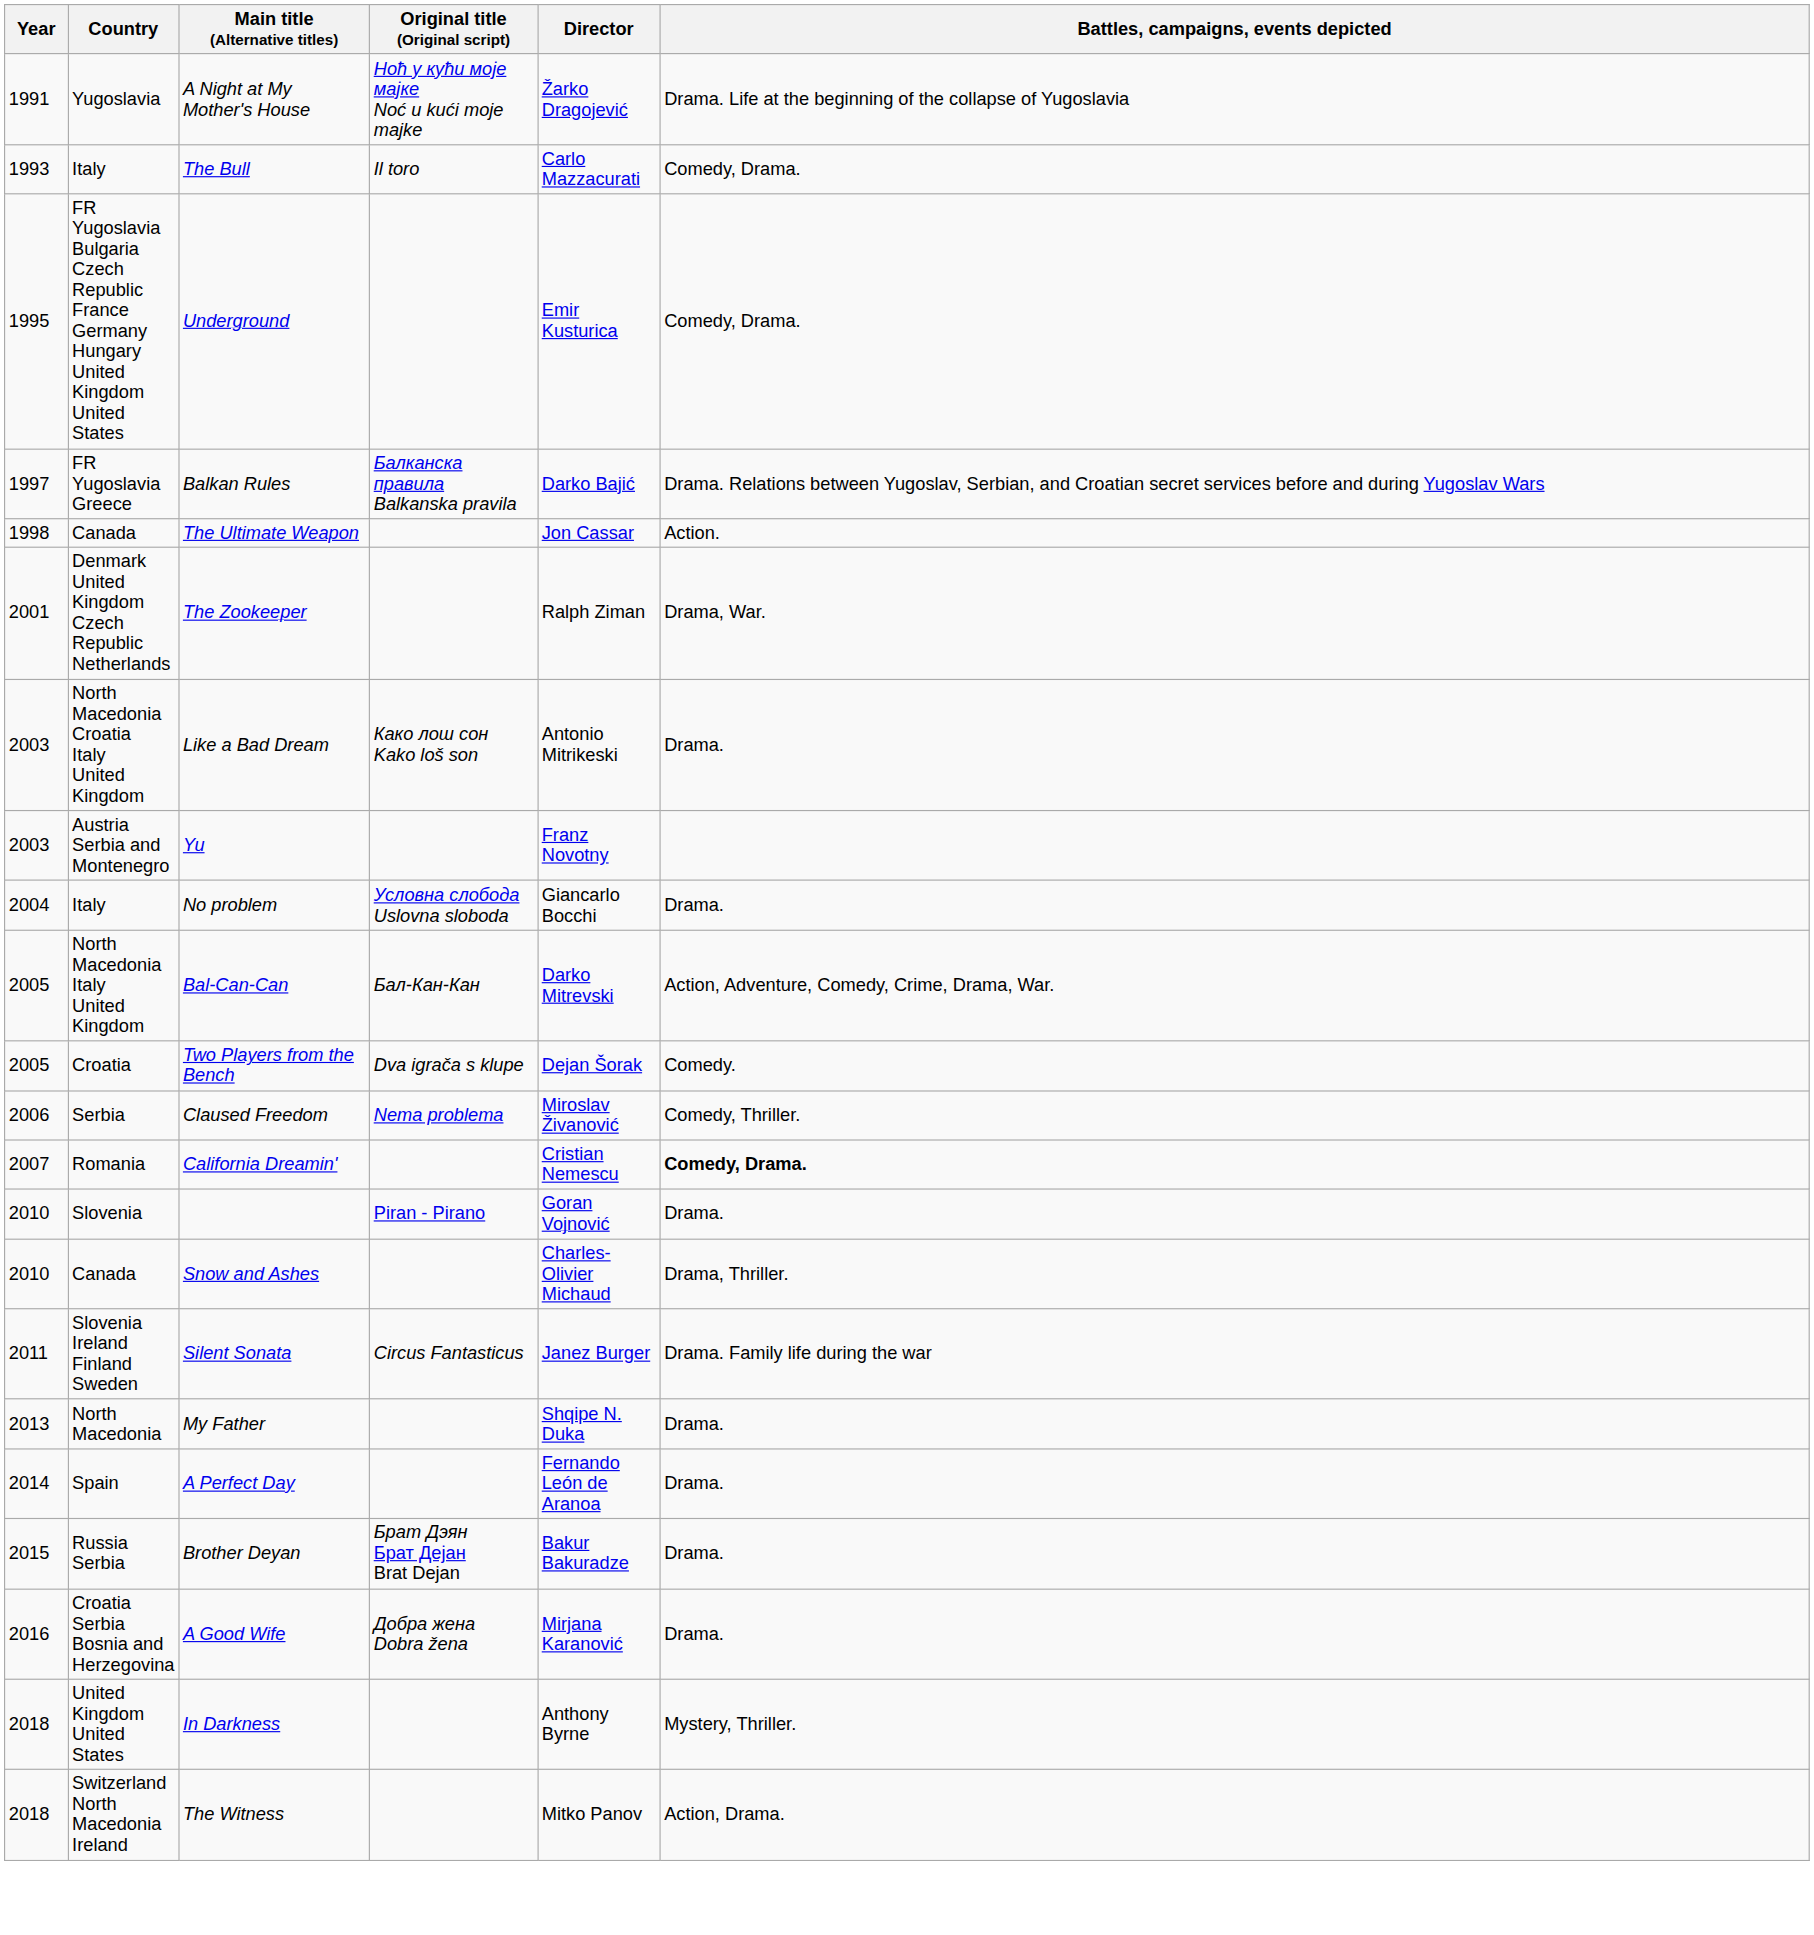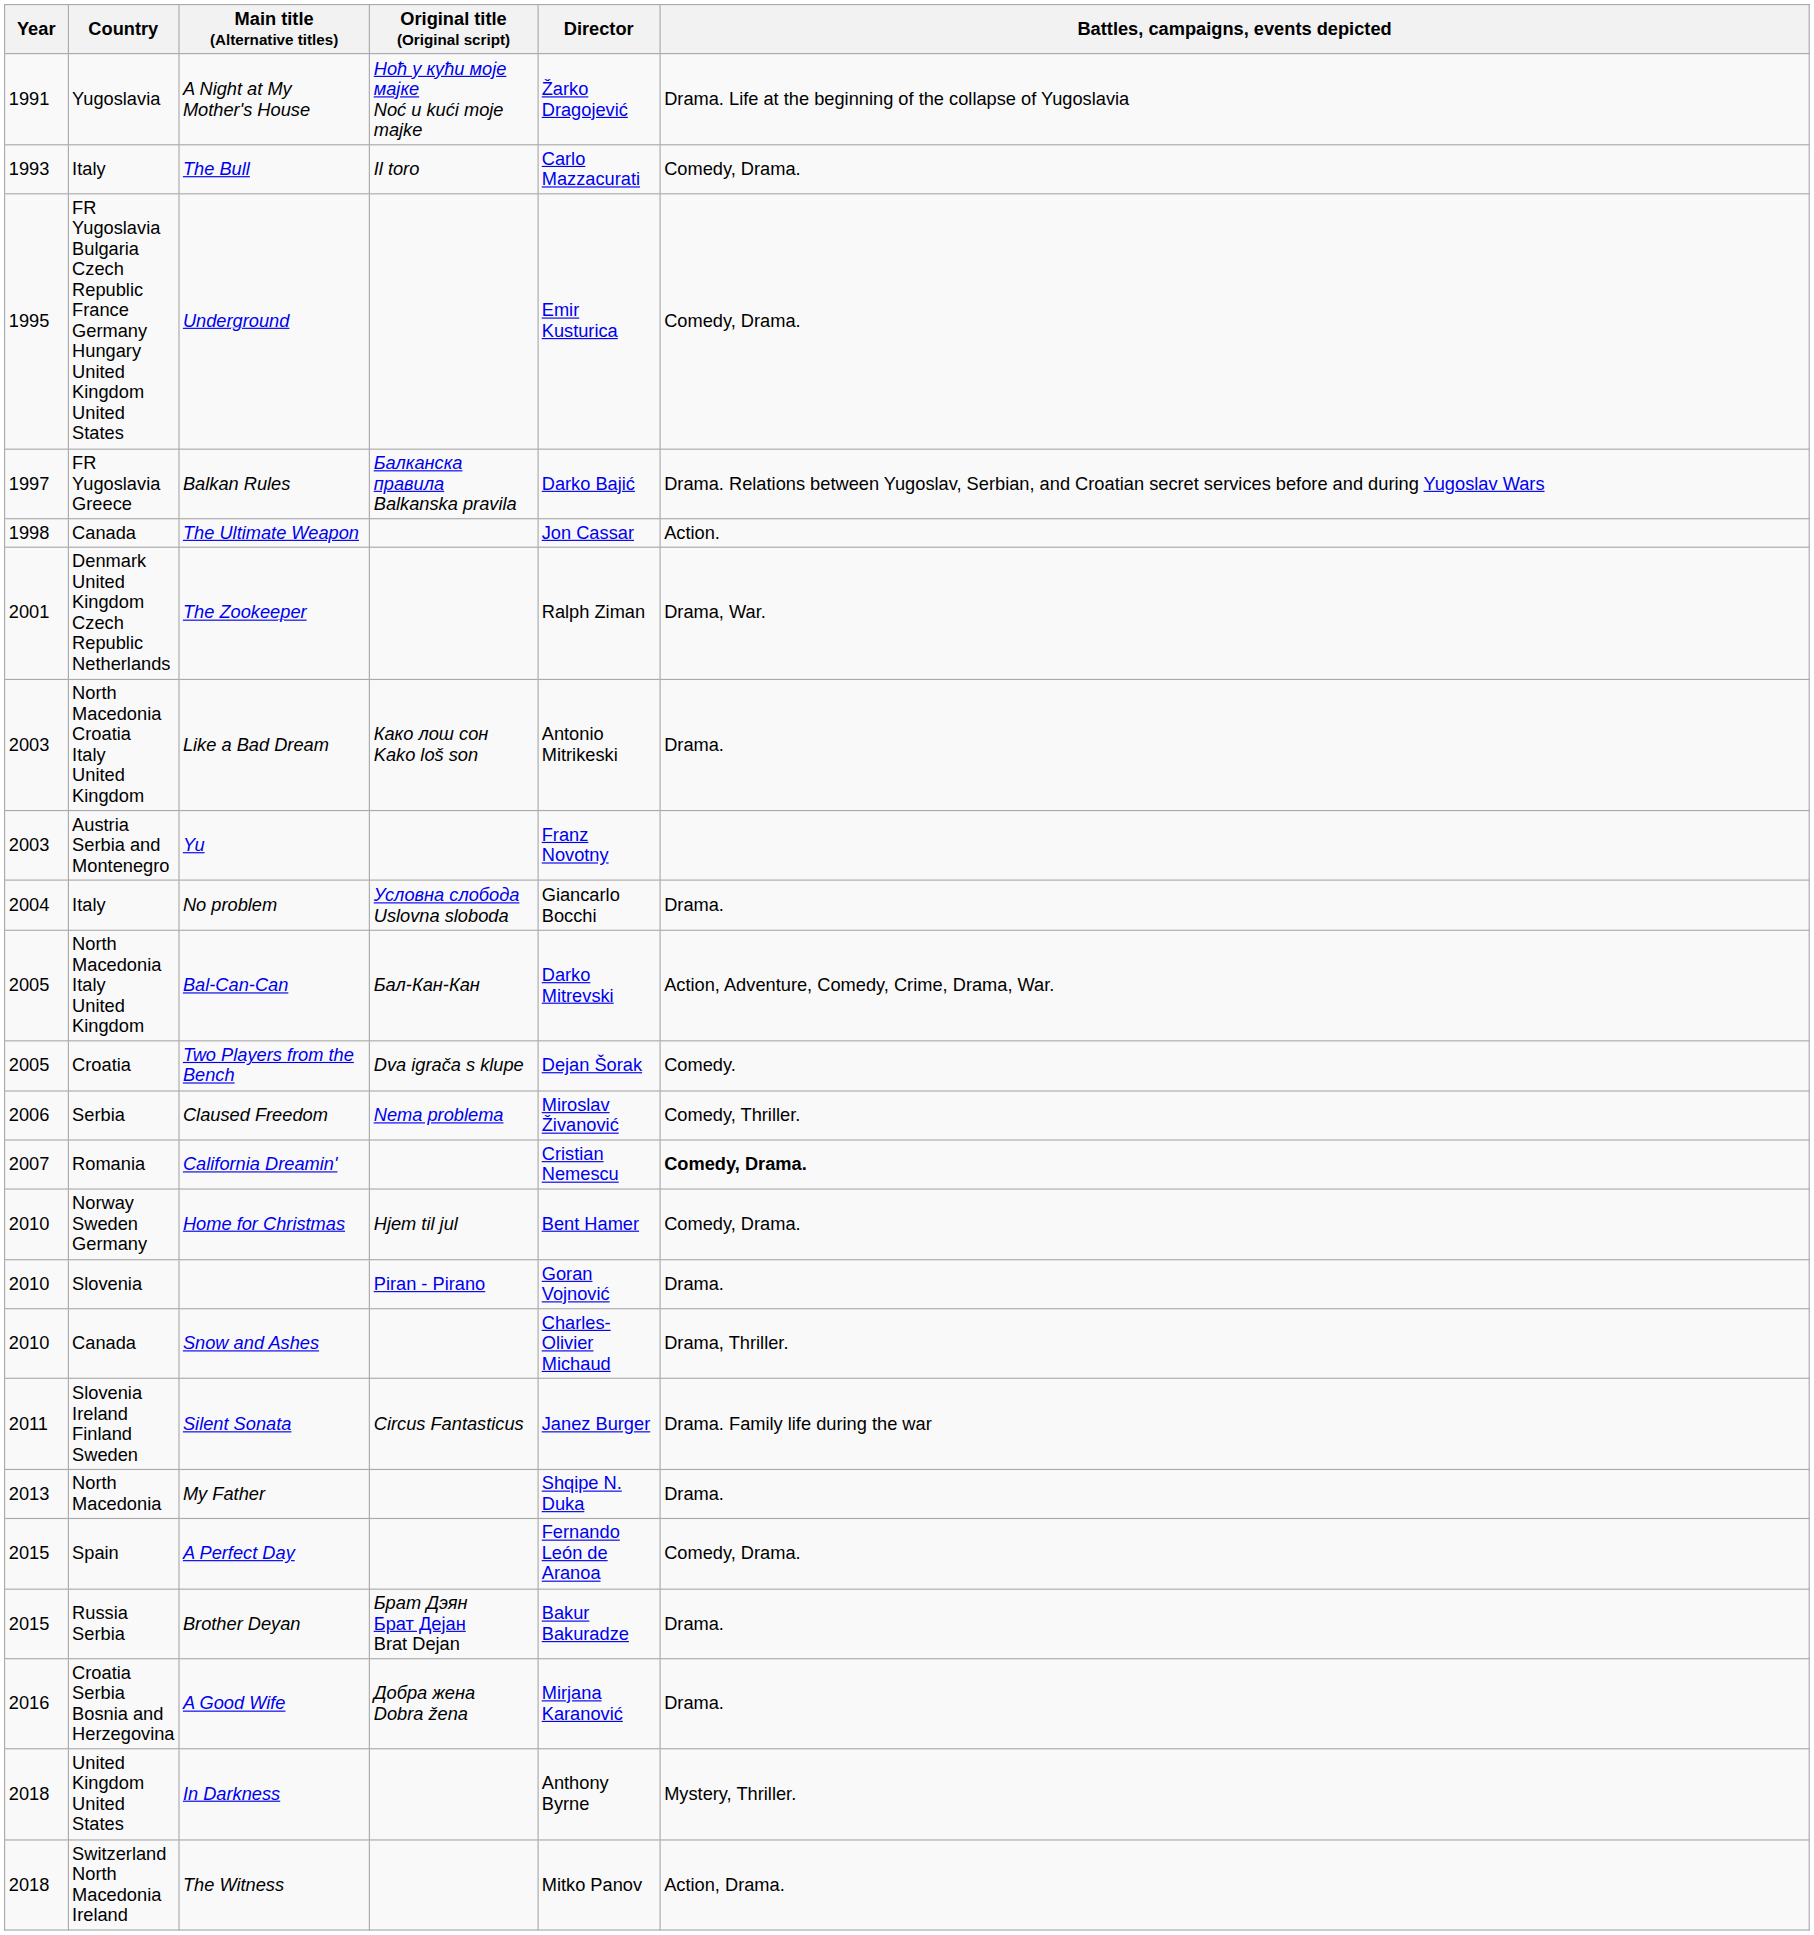+ row: (264, 1224)
(29, 1483) 2014 -> (29, 1553) 2015
(694, 1483) Drama. -> (732, 1553) Comedy, Drama.
